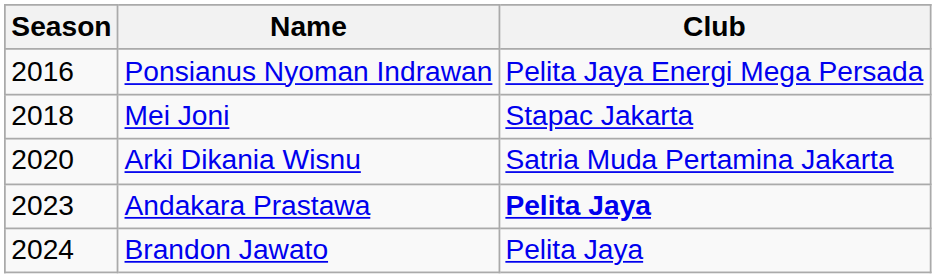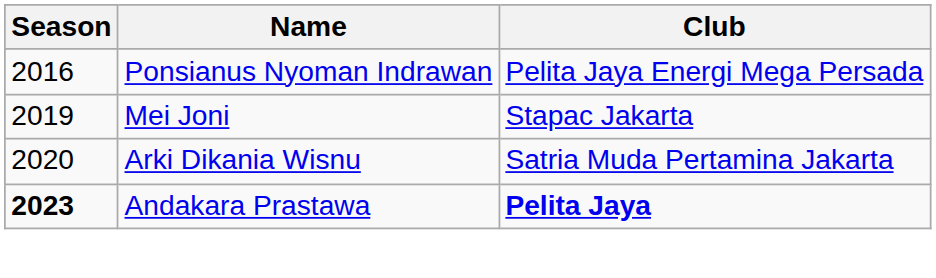(43, 116) 2018 -> (43, 116) 2019
(43, 205) normal -> (43, 205) bold
- row: (226, 250)
